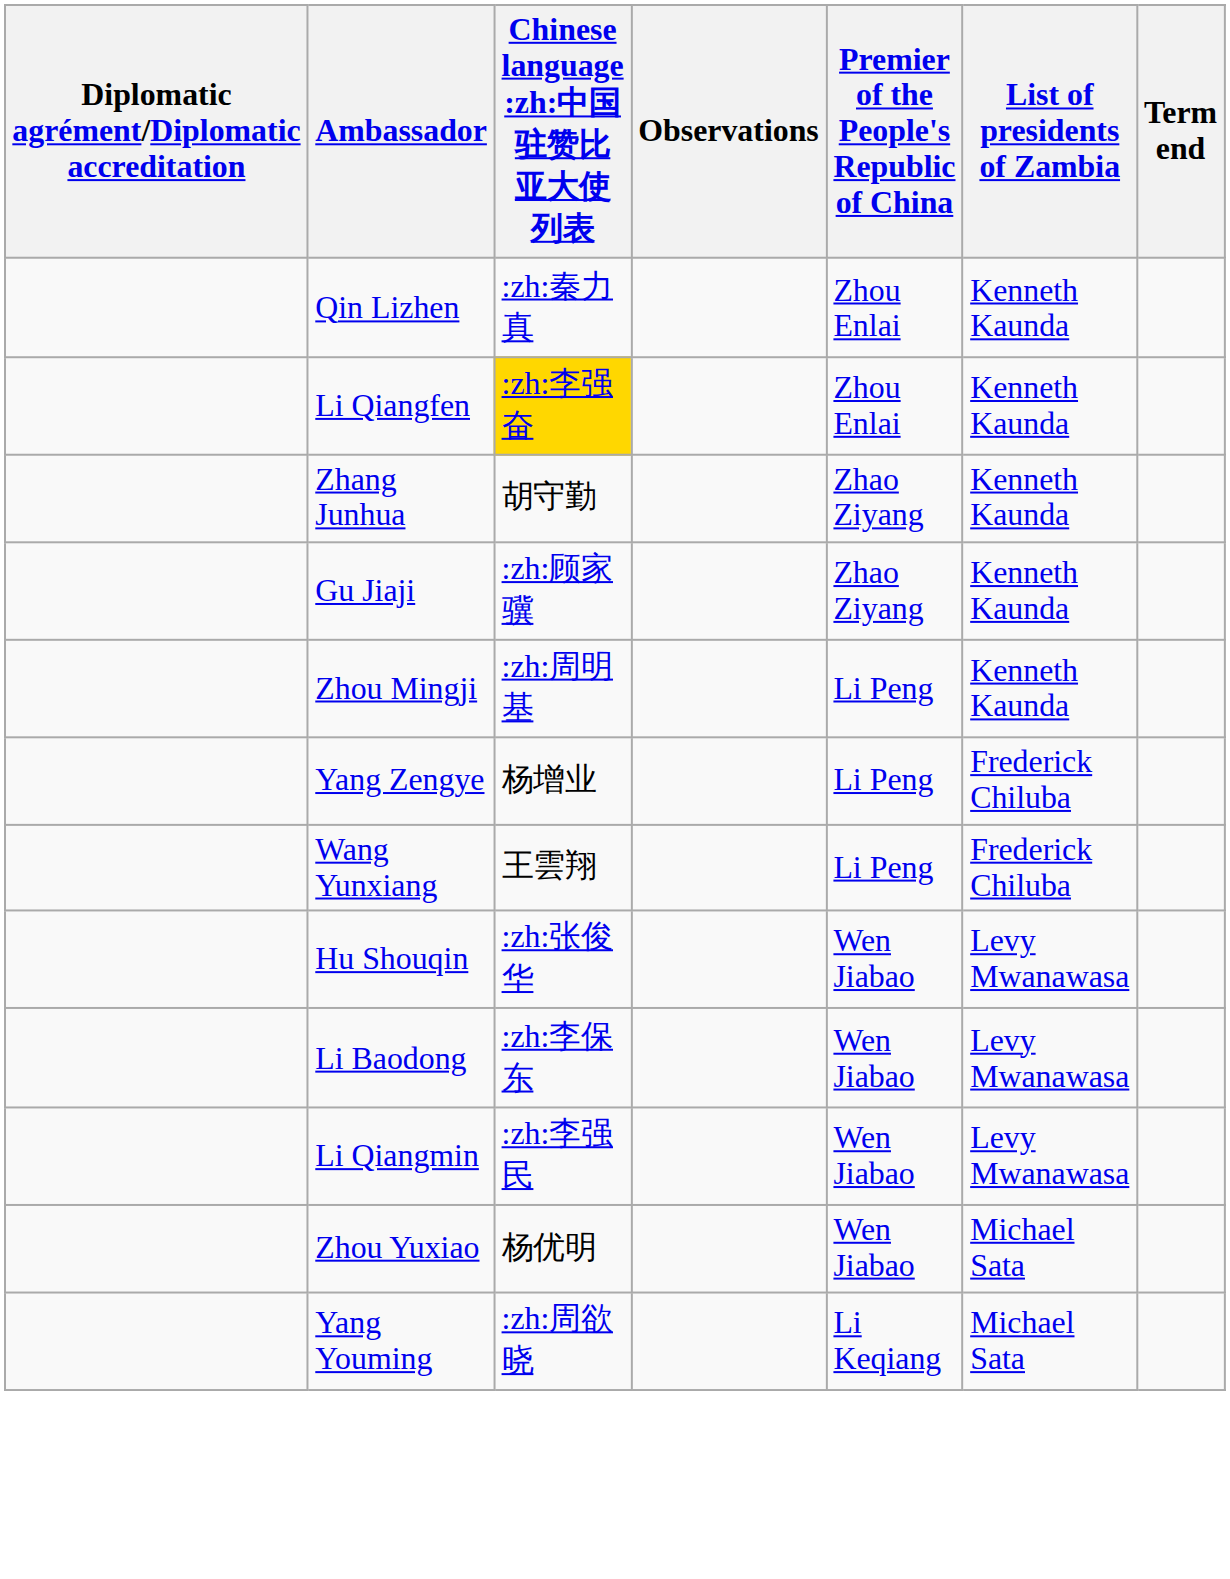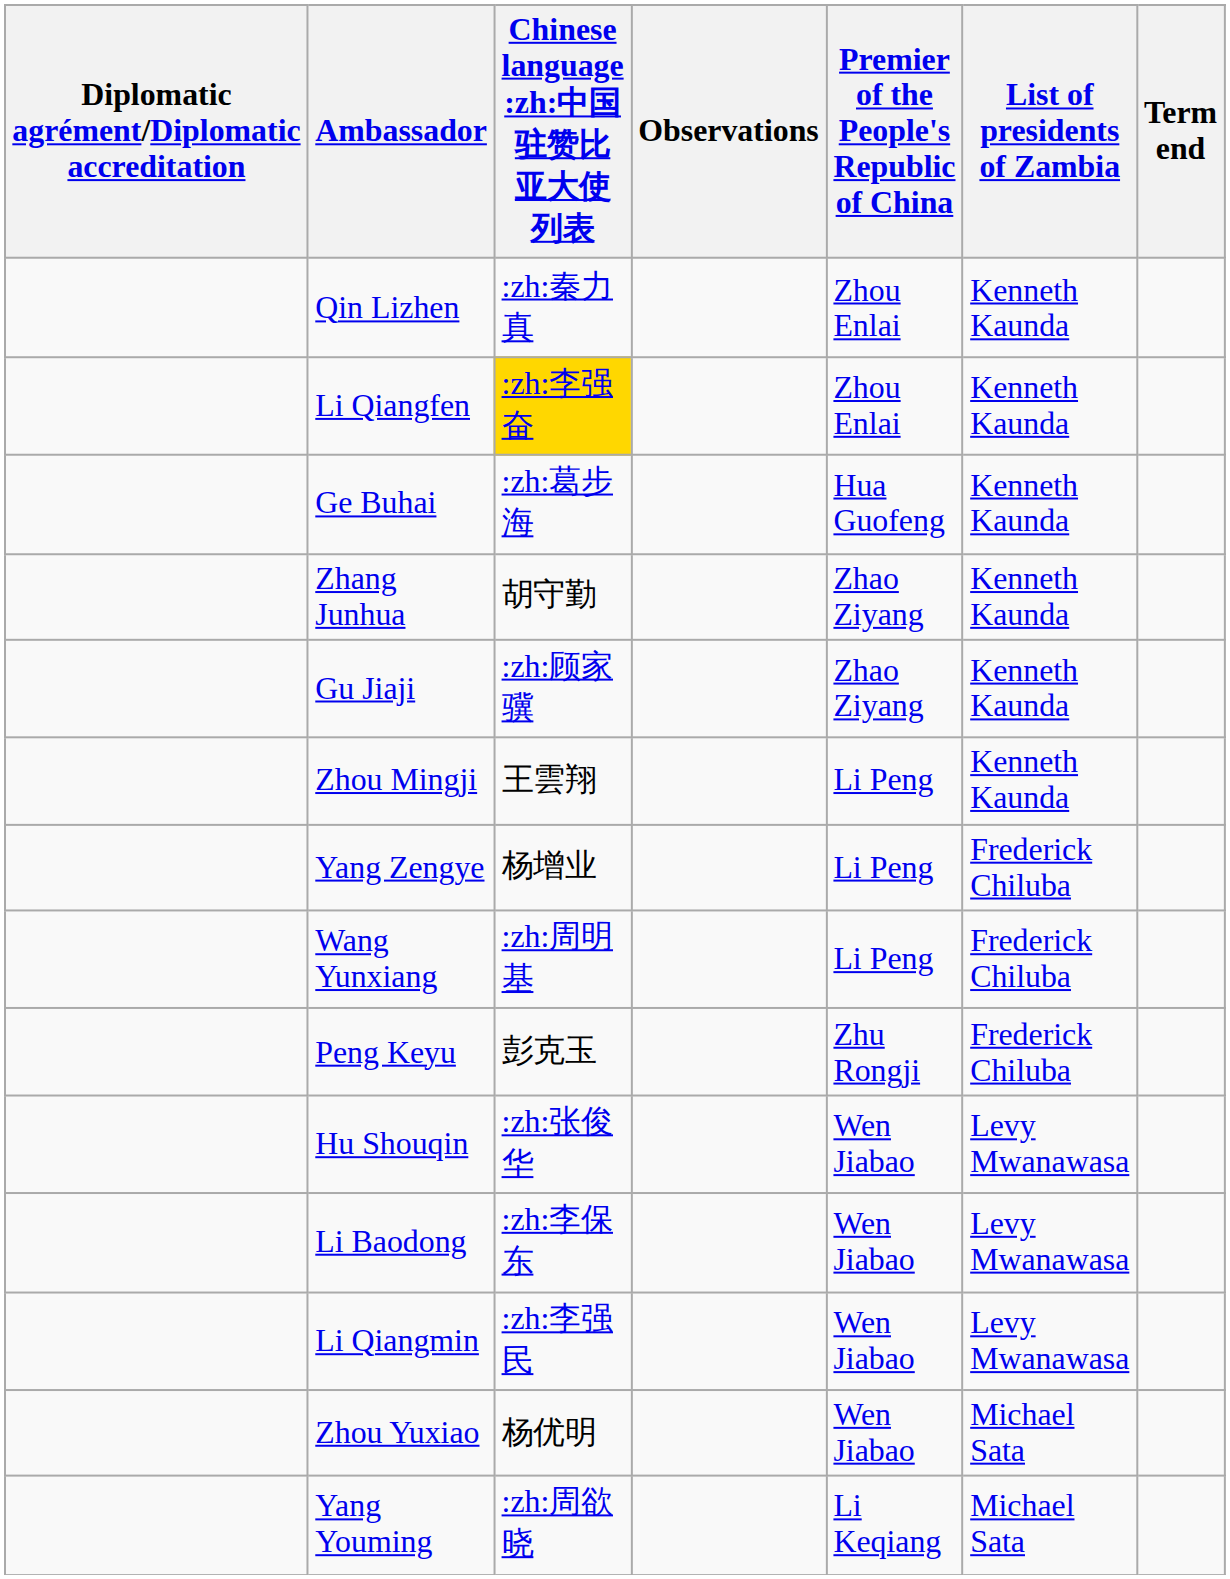+ row: (376, 503)
(557, 687) :zh:周明基 -> (549, 779) 王雲翔
(549, 865) 王雲翔 -> (557, 958) :zh:周明基
+ row: (386, 1051)
